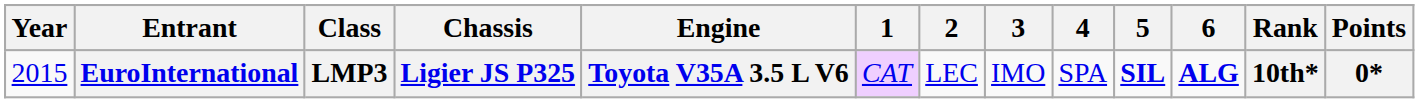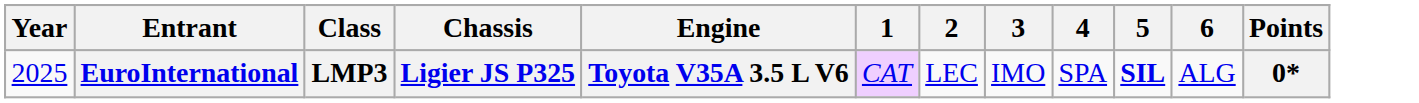- column: (1285, 27)
(39, 73) 2015 -> (39, 73) 2025
(1209, 73) bold -> (1207, 73) normal
